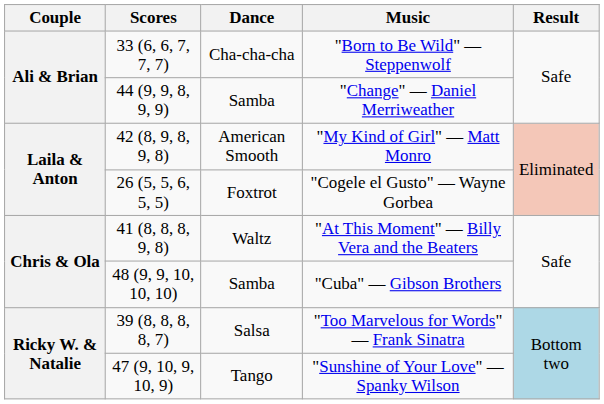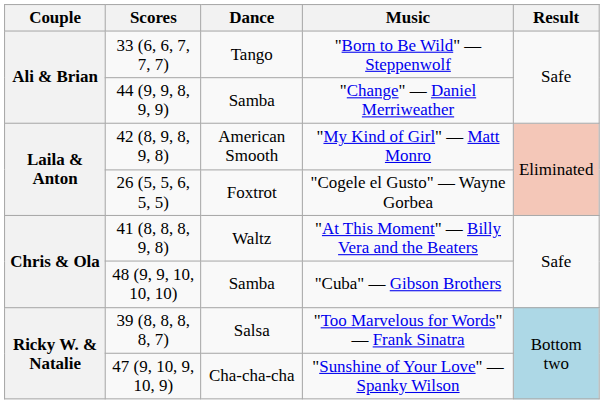(252, 54) Cha-cha-cha -> (252, 54) Tango
(252, 376) Tango -> (252, 376) Cha-cha-cha
